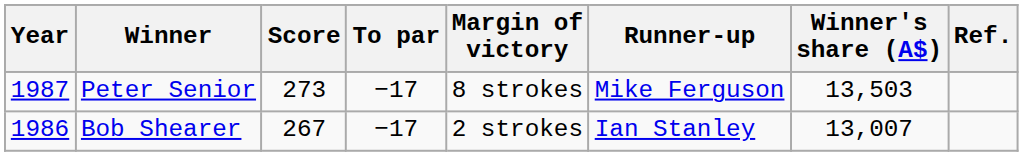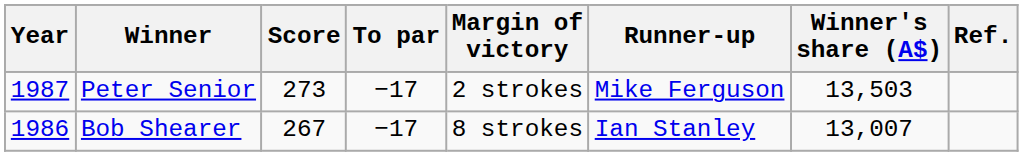(517, 92) 8 strokes -> (517, 92) 2 strokes
(517, 131) 2 strokes -> (517, 131) 8 strokes
